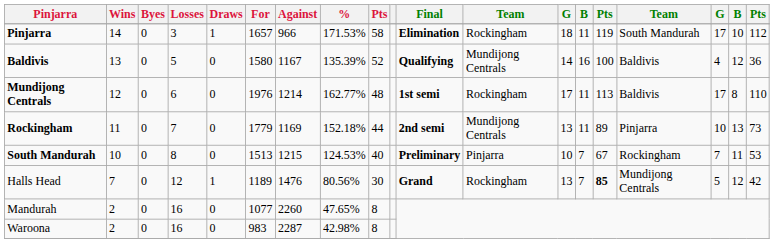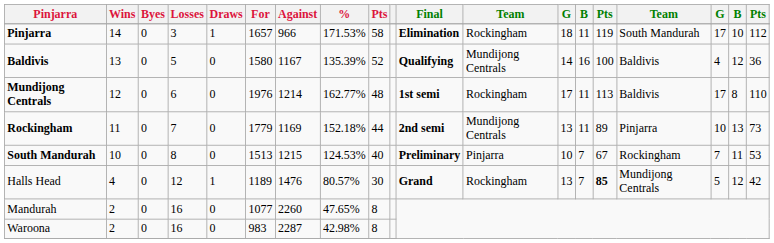(112, 181) 7 -> (112, 181) 4
(341, 181) 80.56% -> (341, 181) 80.57%
